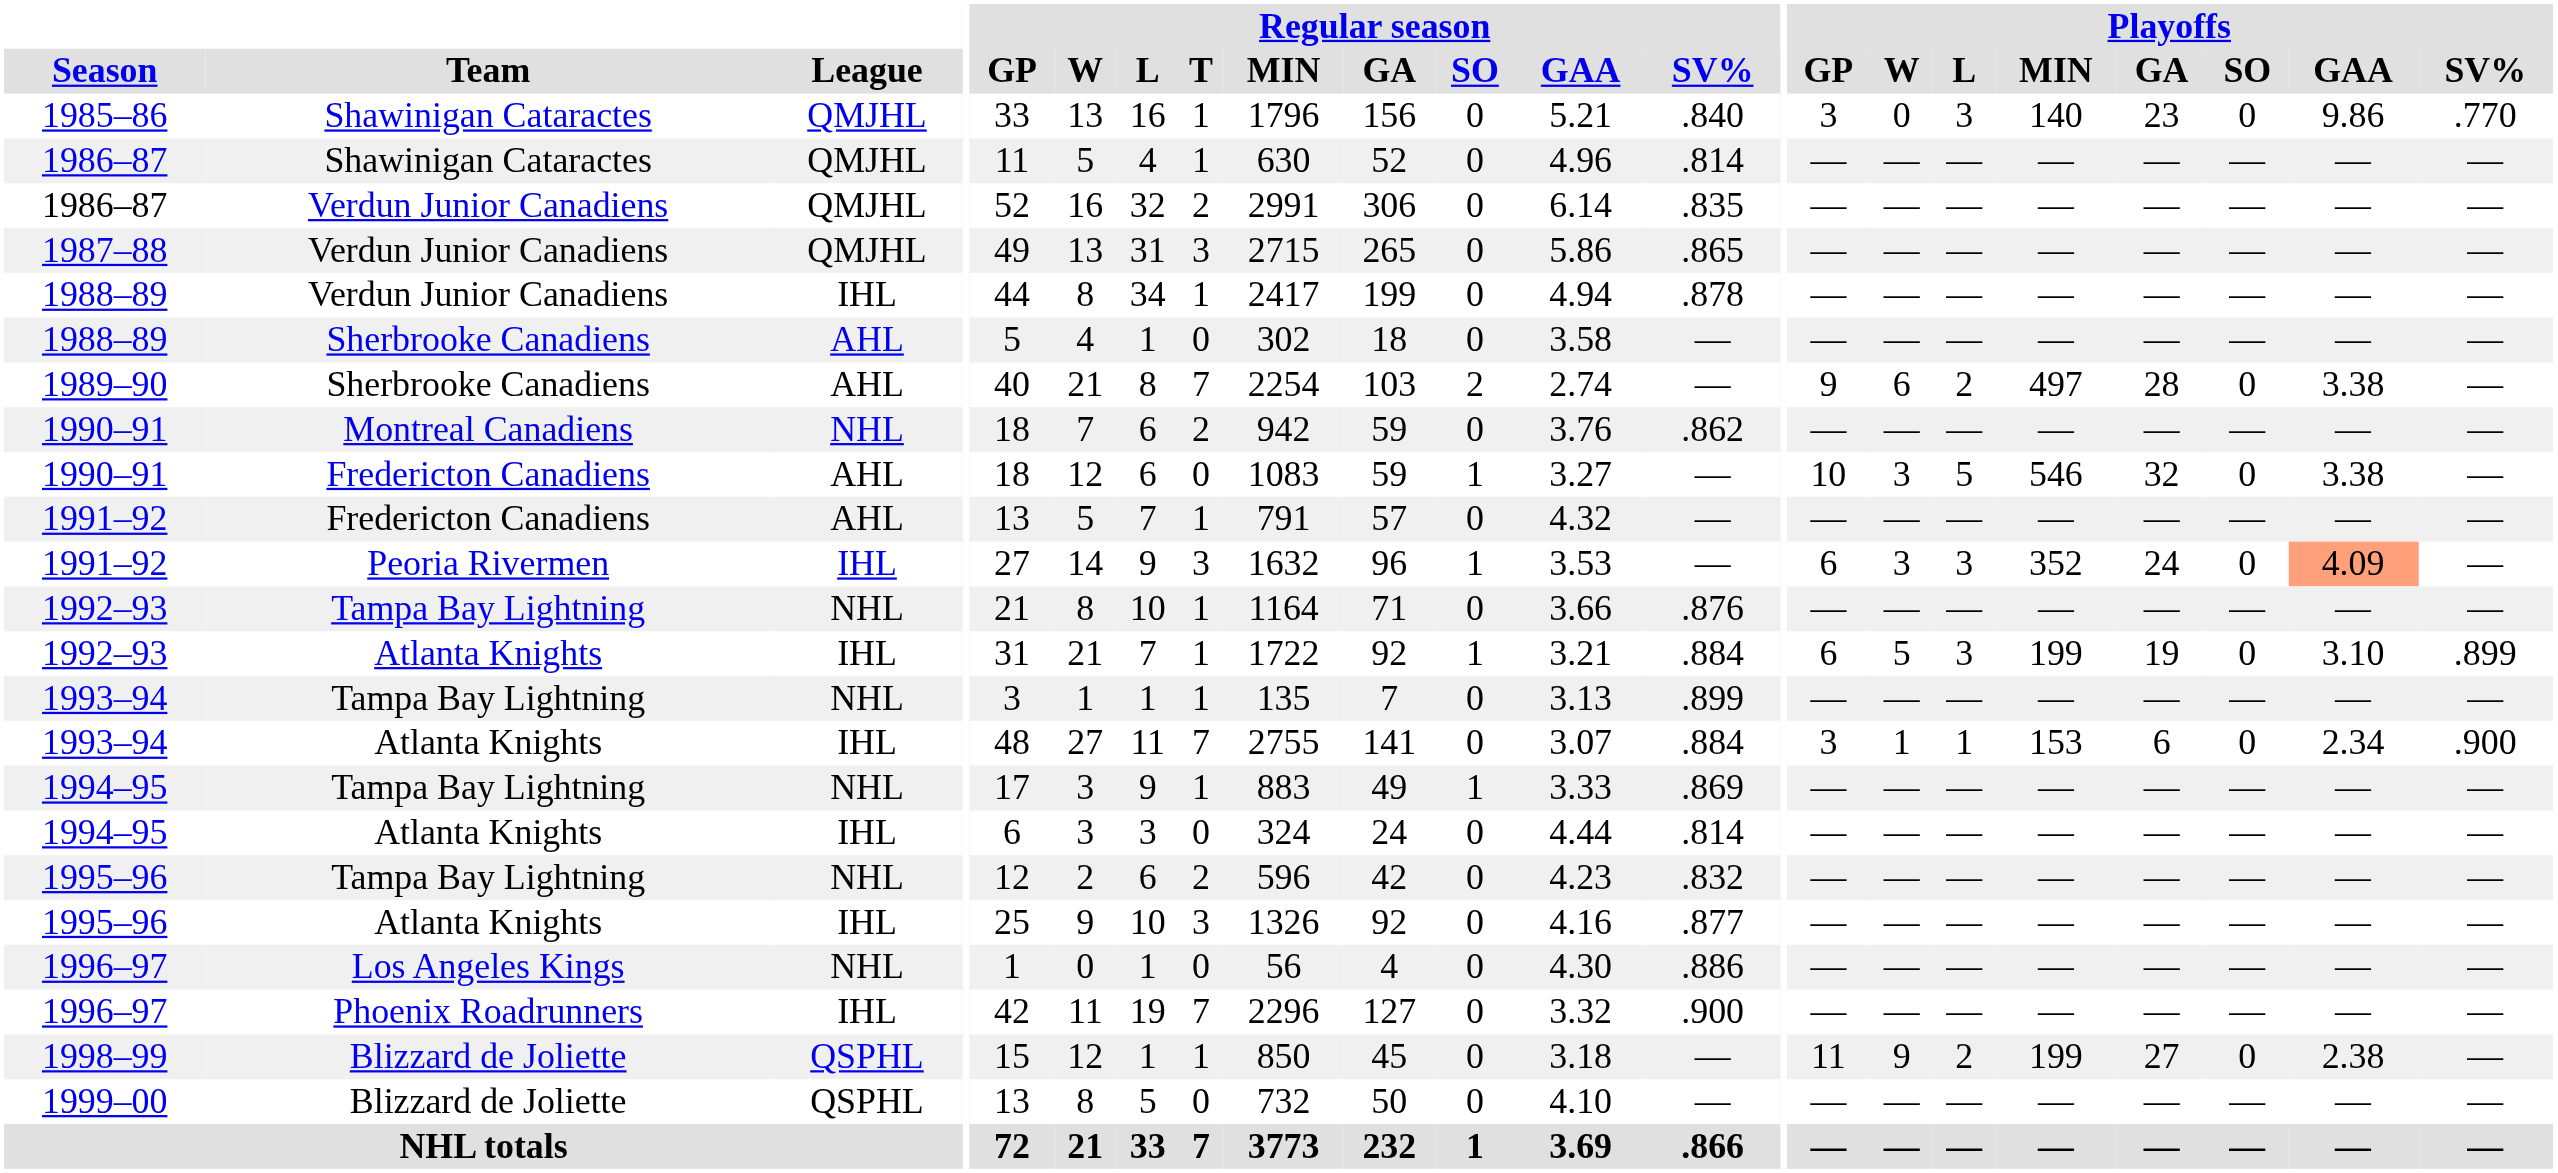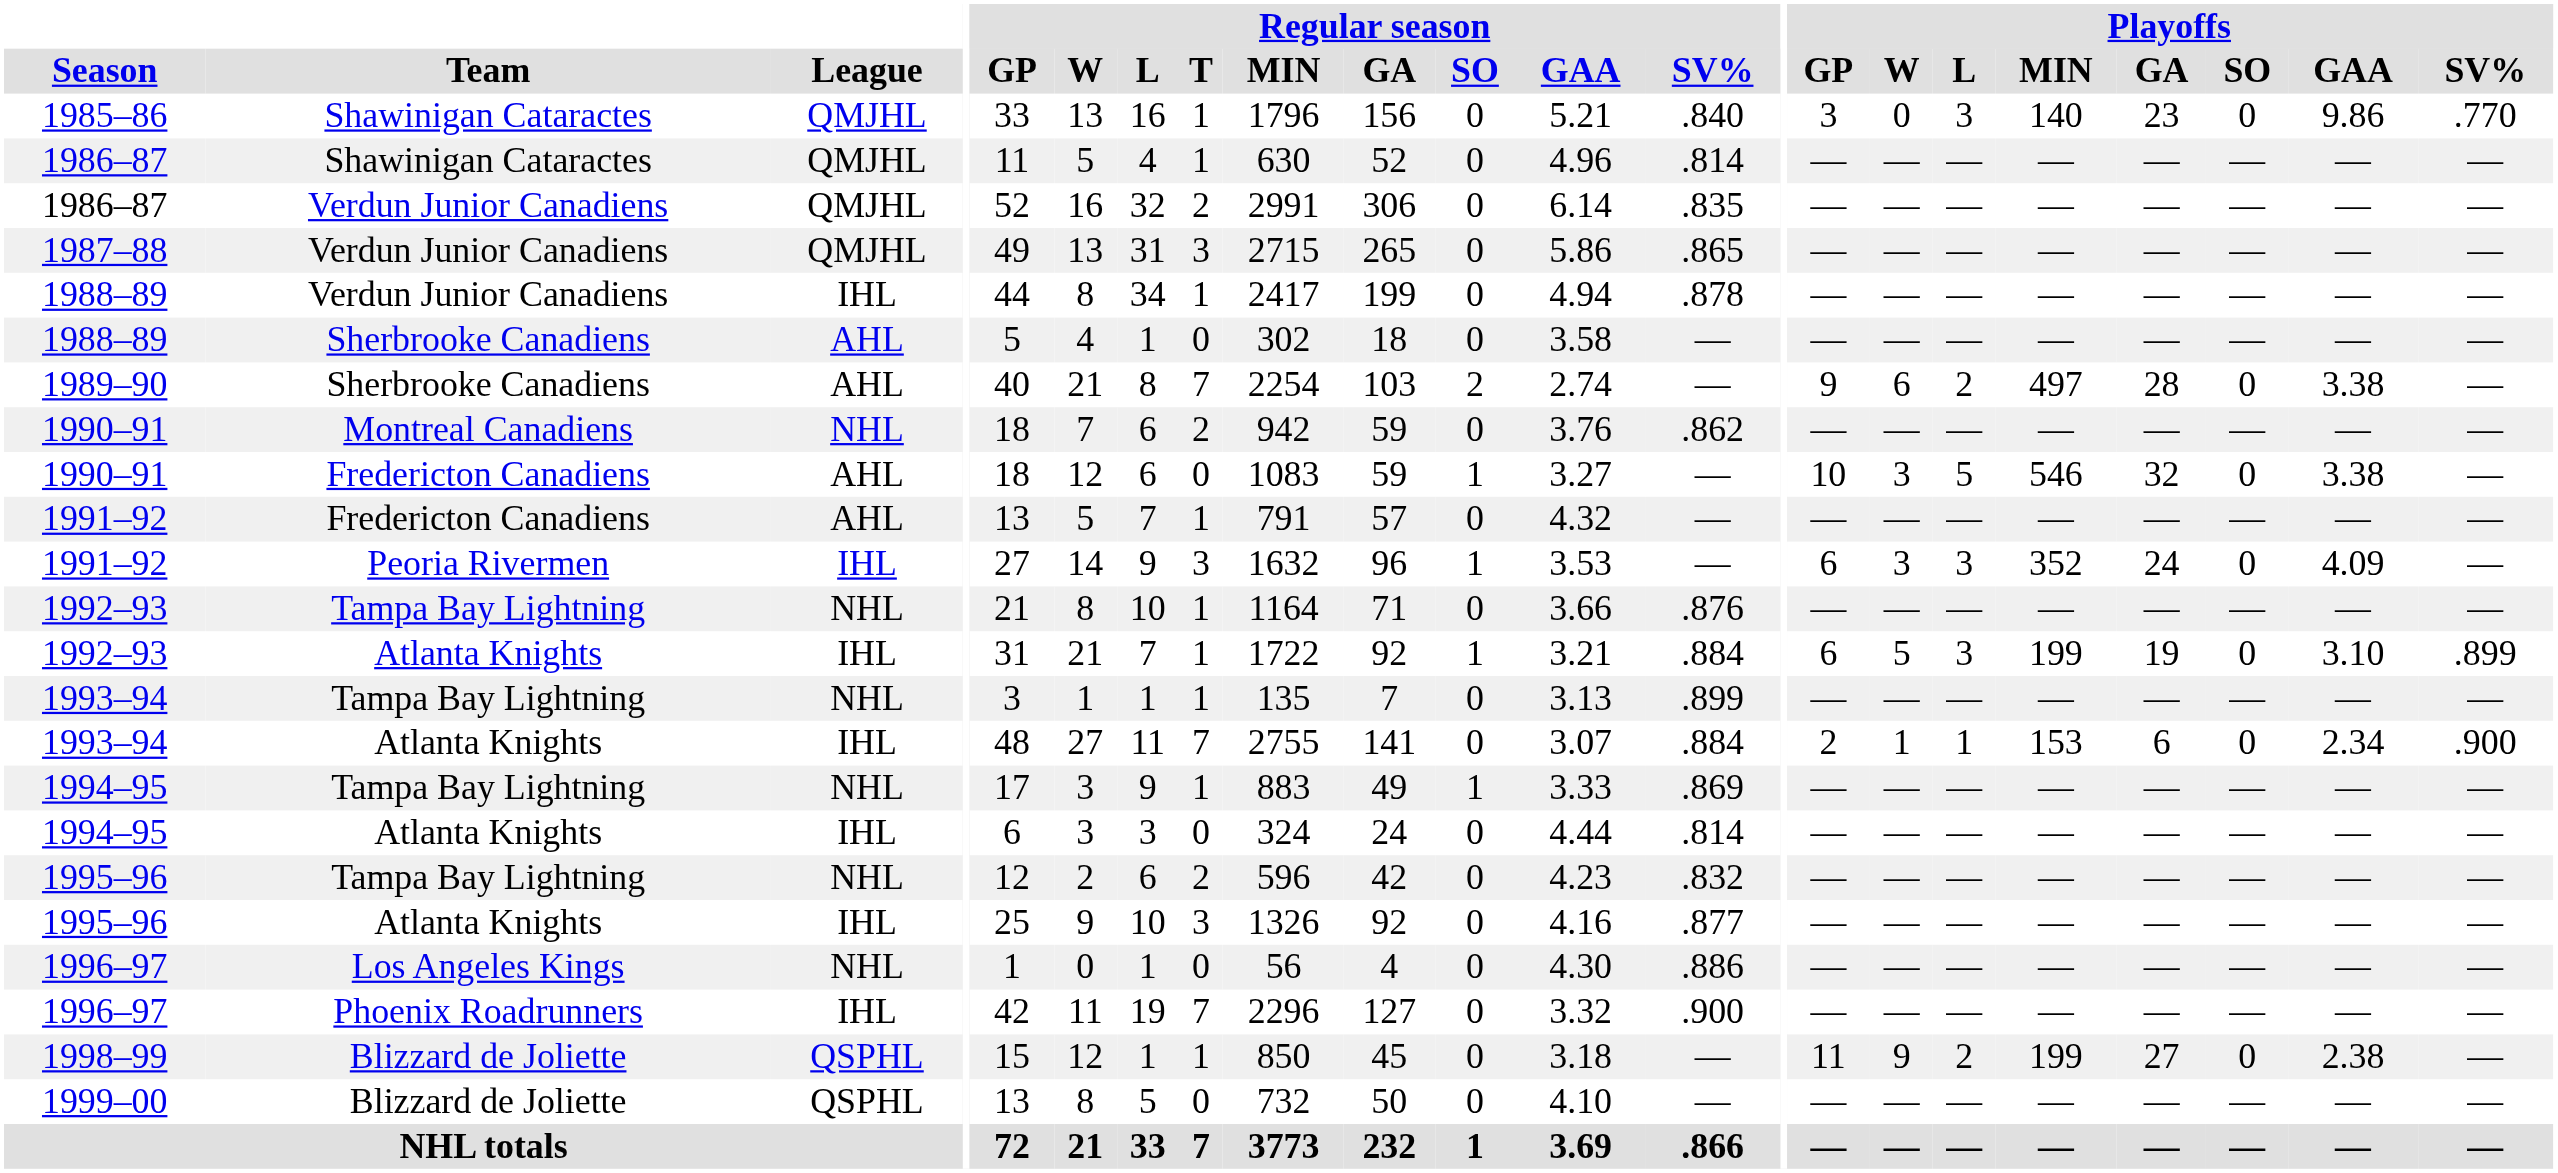(2353, 563) lightsalmon background -> (2353, 563) no background
(1828, 742) 3 -> (1828, 742) 2
